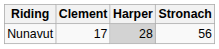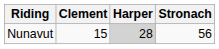(101, 33) 17 -> (101, 33) 15
